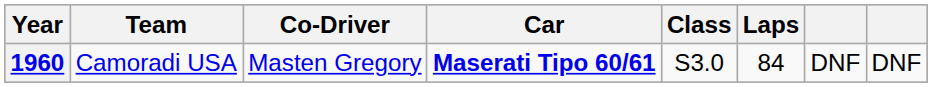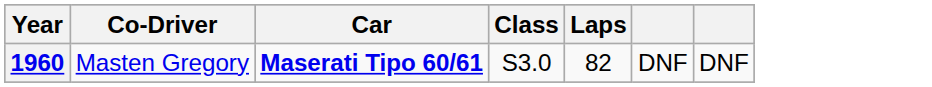- column: (156, 24)
(771, 63) 84 -> (598, 63) 82
